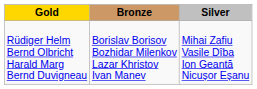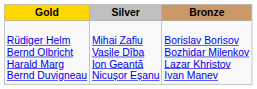columns swapped: (215, 12) <-> (134, 12)
